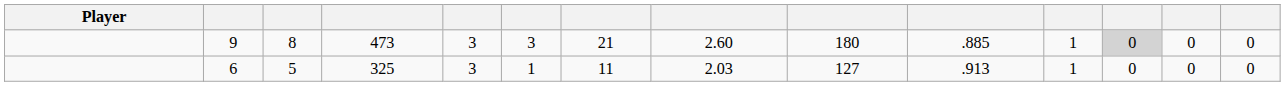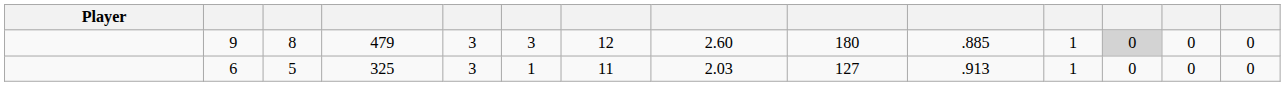(382, 42) 473 -> (382, 42) 479
(606, 42) 21 -> (606, 42) 12
